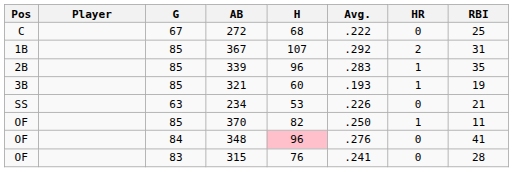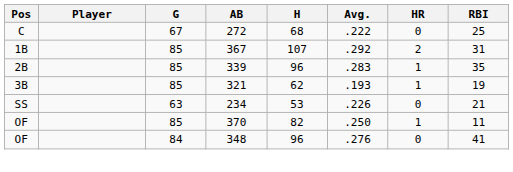(297, 85) 60 -> (297, 85) 62
(297, 139) pink background -> (297, 139) no background
- row: (236, 158)
